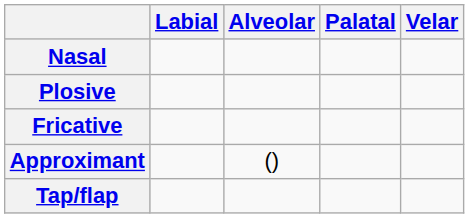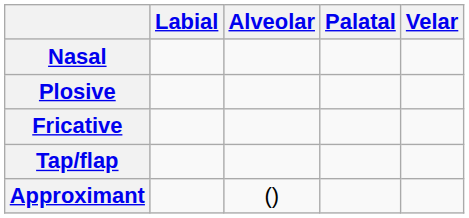rows swapped: (77, 195) <-> (77, 160)
